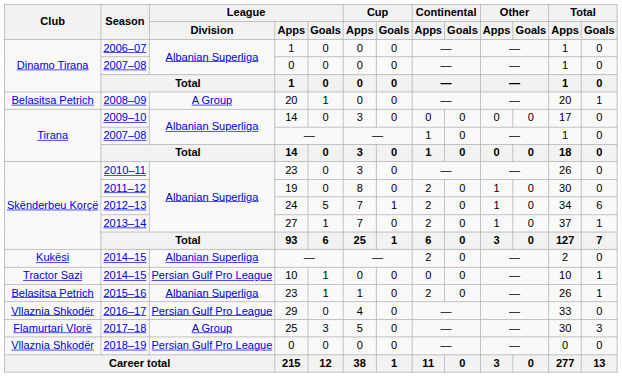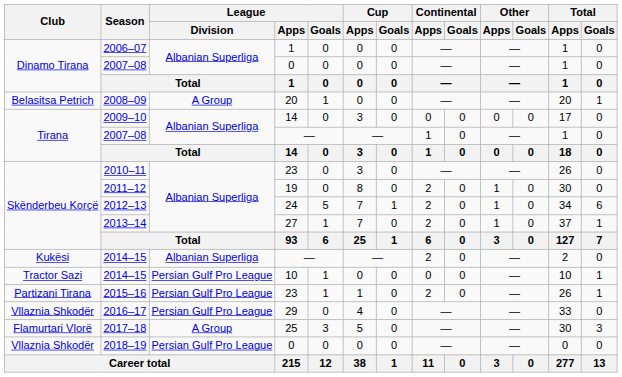(53, 293) Belasitsa Petrich -> (53, 293) Partizani Tirana
(212, 293) Albanian Superliga -> (212, 293) Persian Gulf Pro League
